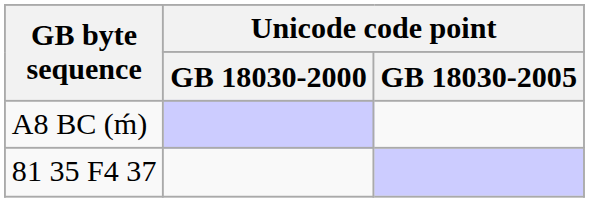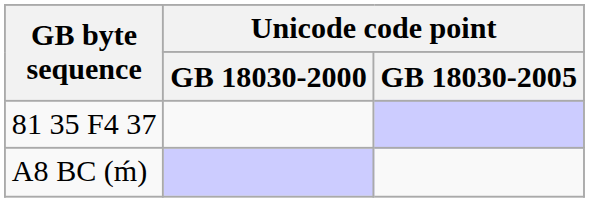rows swapped: (80, 123) <-> (84, 171)
